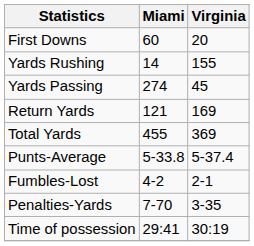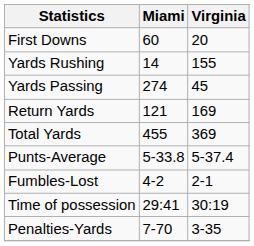rows swapped: (60, 205) <-> (72, 228)
